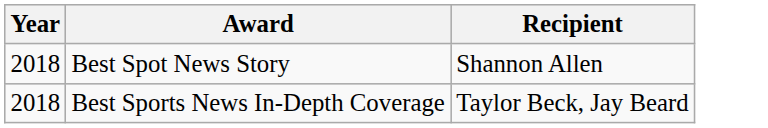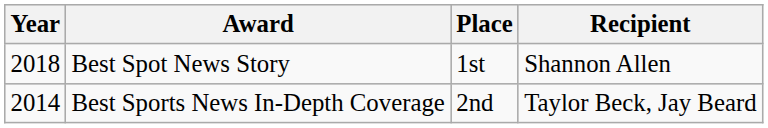+ column: (484, 24)
(35, 102) 2018 -> (35, 102) 2014
